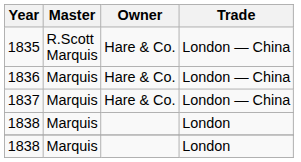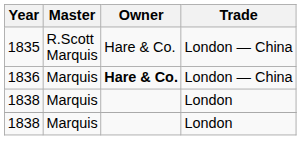(140, 77) normal -> (141, 77) bold
- row: (24, 100)
